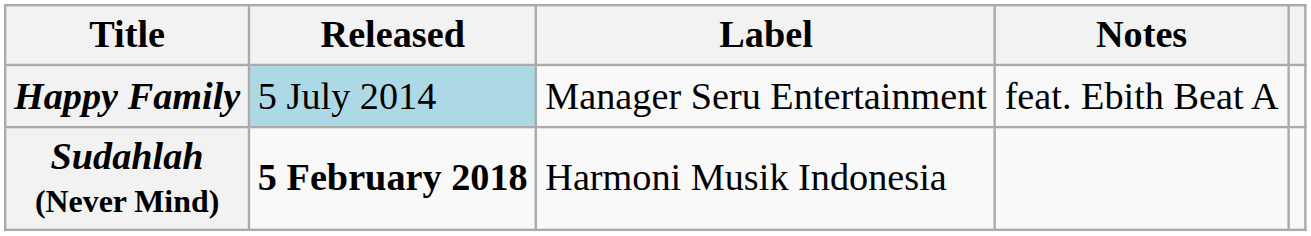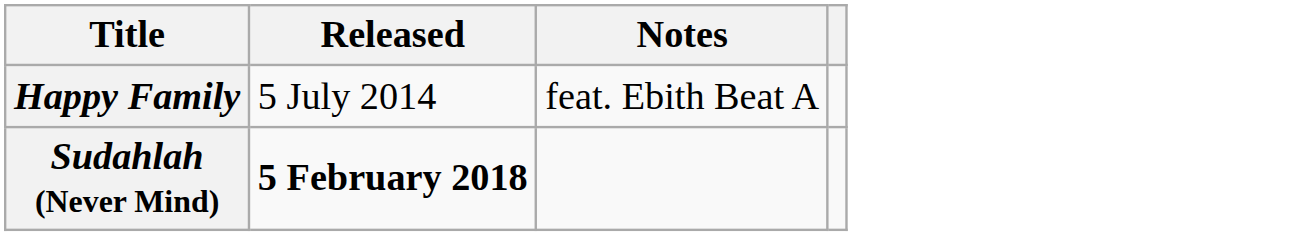- column: (766, 34)
(347, 95) lightblue background -> (347, 95) no background
